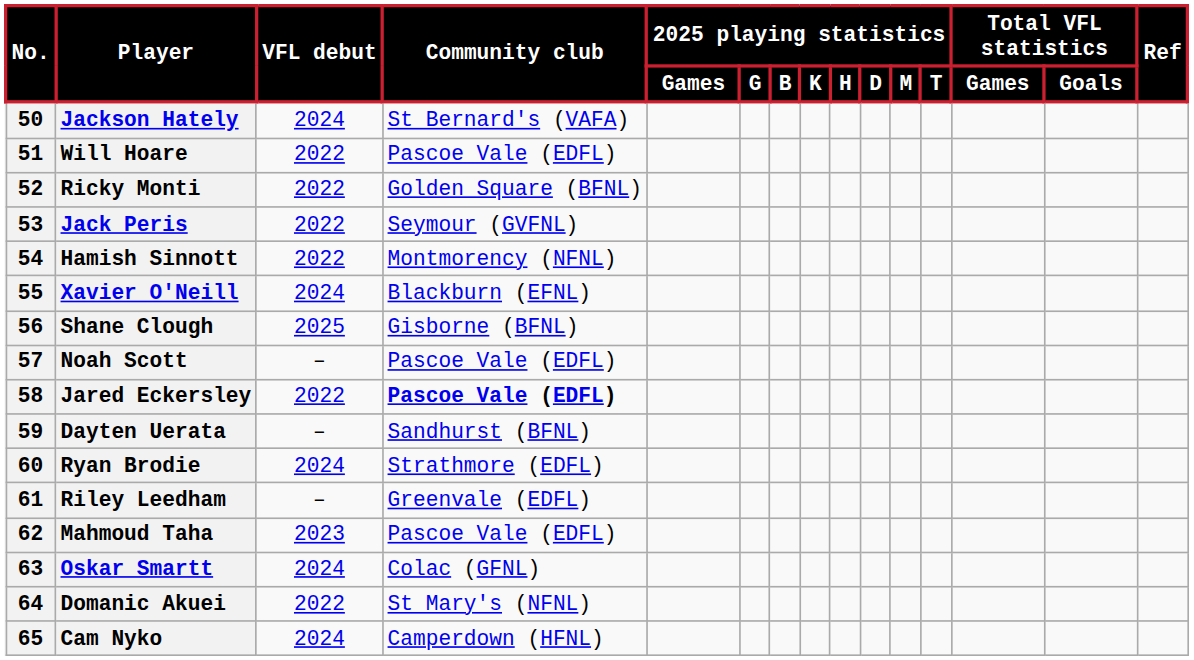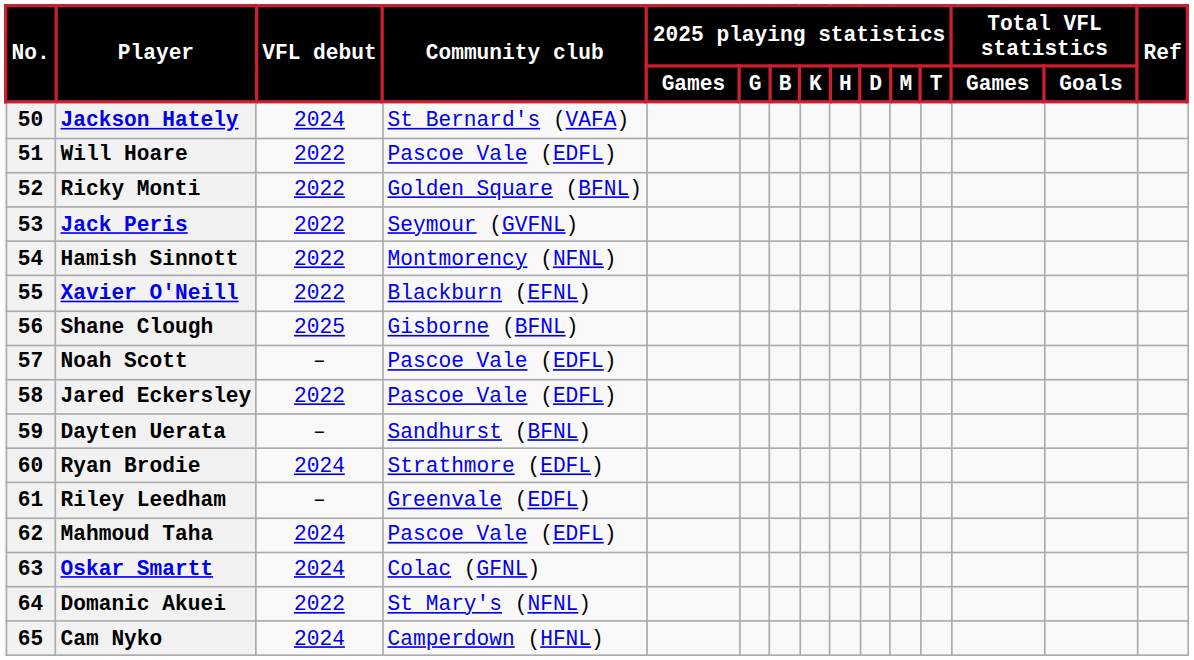(319, 293) 2024 -> (319, 293) 2022
(502, 397) bold -> (502, 397) normal
(319, 535) 2023 -> (319, 535) 2024
